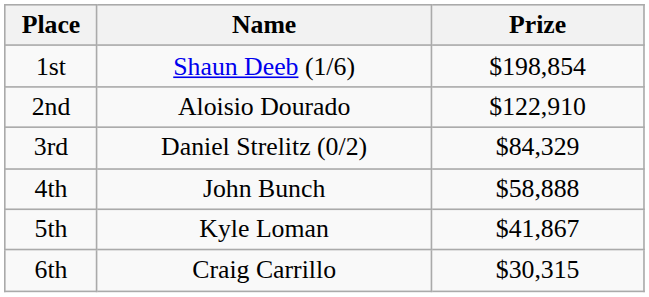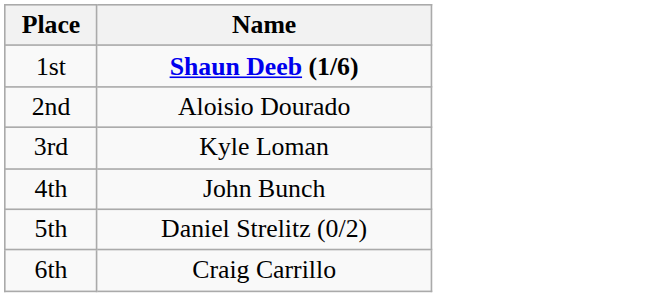- column: (538, 24)
(264, 65) normal -> (264, 65) bold
(264, 147) Daniel Strelitz (0/2) -> (264, 147) Kyle Loman
(264, 229) Kyle Loman -> (264, 229) Daniel Strelitz (0/2)
